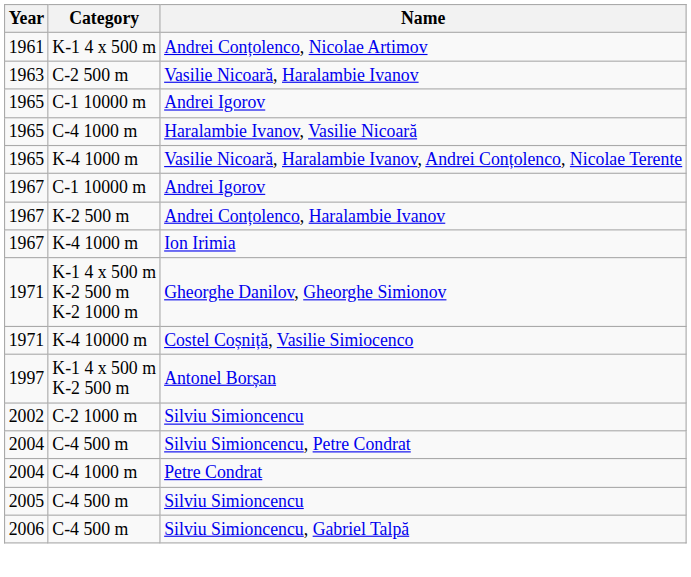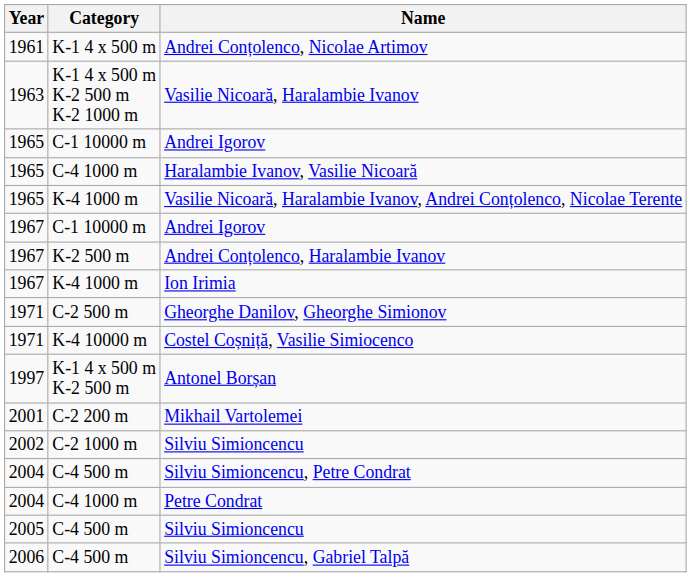(90, 74) C-2 500 m -> (104, 94) K-1 4 x 500 m K-2 500 m K-2 1000 m
(104, 292) K-1 4 x 500 m K-2 500 m K-2 1000 m -> (90, 312) C-2 500 m
+ row: (26, 416)
